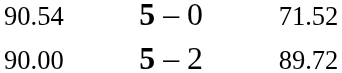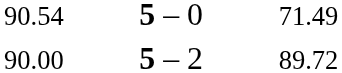(309, 16) 71.52 -> (309, 16) 71.49
